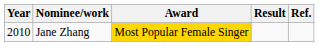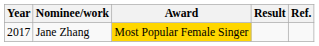(19, 32) 2010 -> (19, 32) 2017
